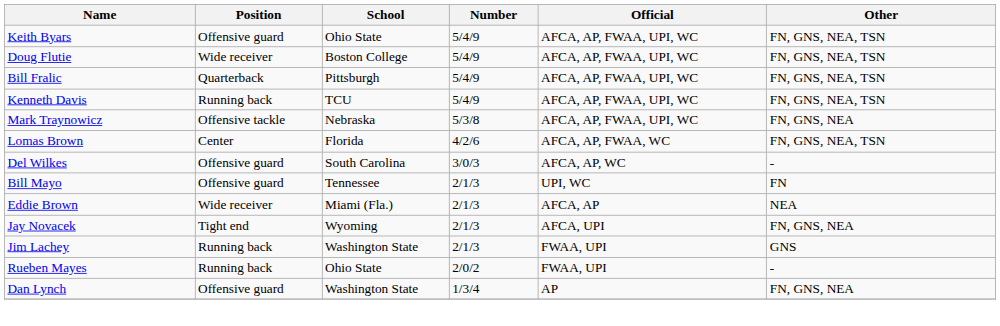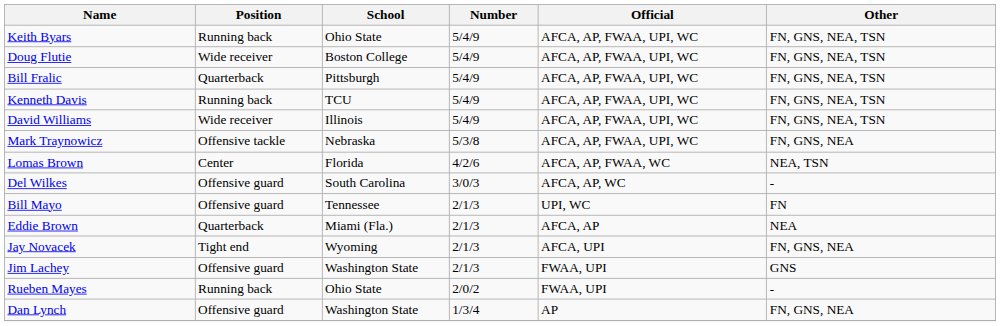(241, 36) Offensive guard -> (235, 36) Running back
+ row: (49, 120)
(828, 141) FN, GNS, NEA, TSN -> (799, 162) NEA, TSN
(235, 204) Wide receiver -> (231, 225) Quarterback
(235, 246) Running back -> (241, 267) Offensive guard
